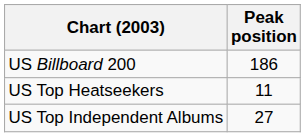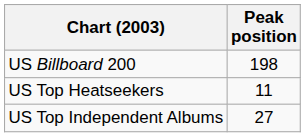(264, 63) 186 -> (264, 63) 198
